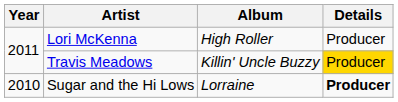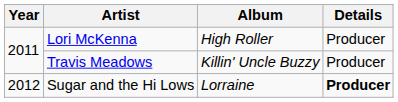(356, 62) gold background -> (356, 62) no background
(24, 85) 2010 -> (24, 85) 2012
